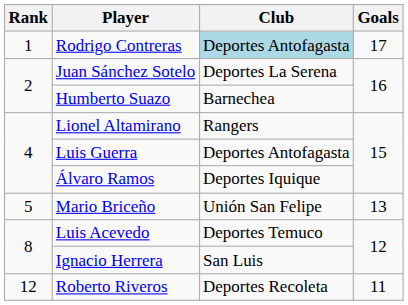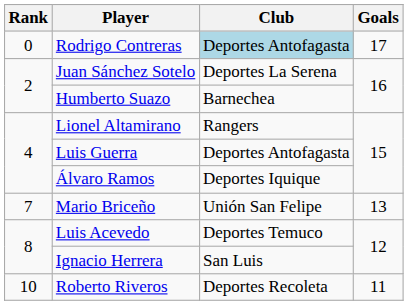(28, 44) 1 -> (28, 44) 0
(28, 206) 5 -> (28, 206) 7
(28, 286) 12 -> (28, 286) 10
